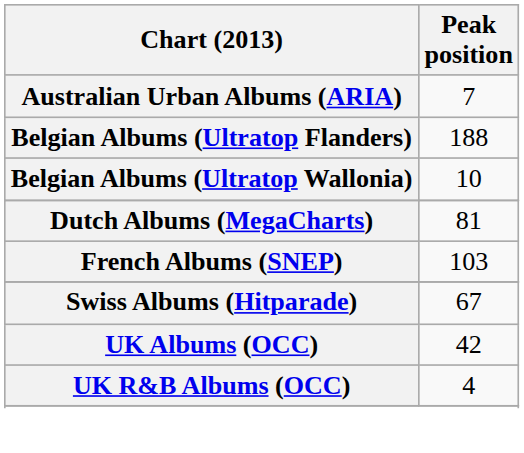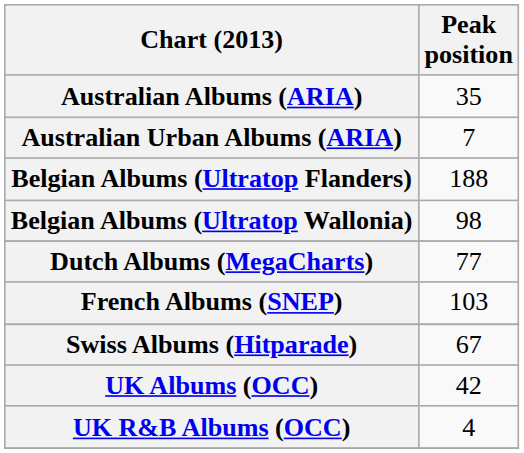+ row: (212, 95)
(469, 178) 10 -> (469, 219) 98
(469, 219) 81 -> (469, 261) 77
